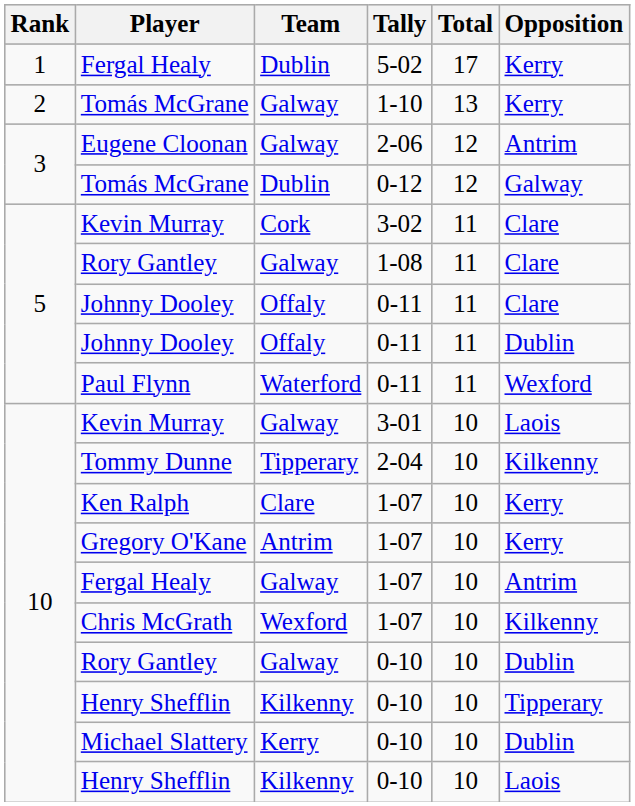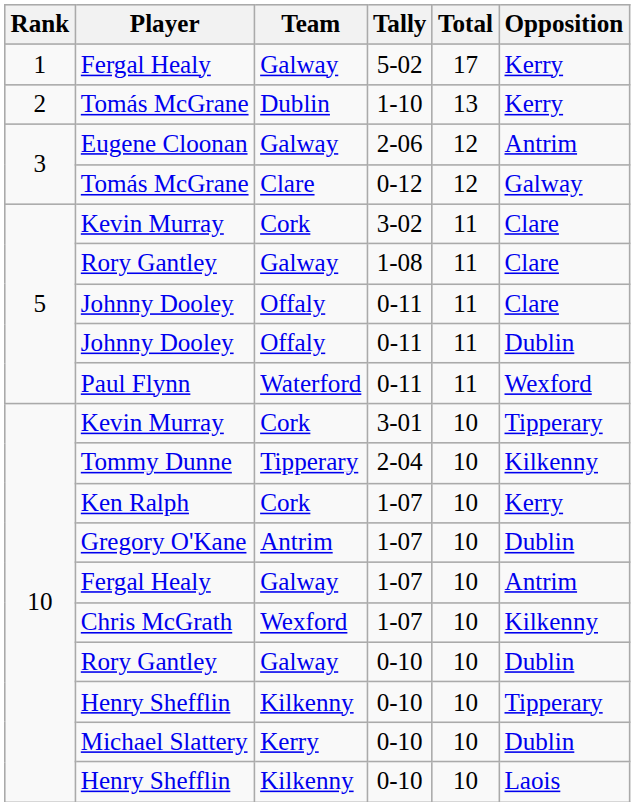(295, 64) Dublin -> (299, 64) Galway
(299, 104) Galway -> (295, 104) Dublin
(295, 183) Dublin -> (287, 183) Clare
(299, 422) Galway -> (285, 422) Cork
(532, 422) Laois -> (554, 422) Tipperary
(287, 502) Clare -> (285, 502) Cork
(534, 542) Kerry -> (539, 542) Dublin
